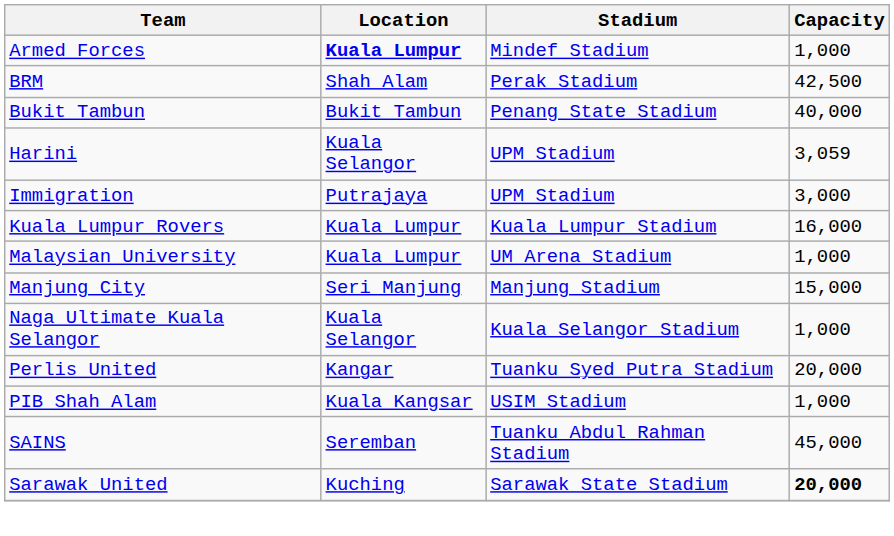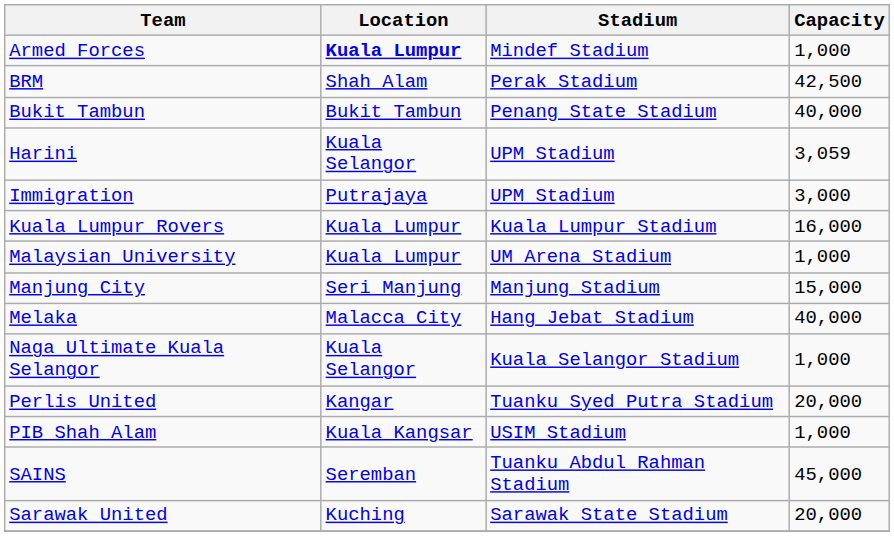+ row: (43, 318)
(828, 485) bold -> (828, 515) normal
